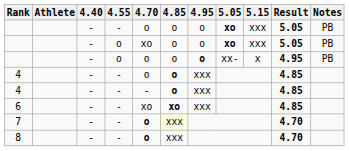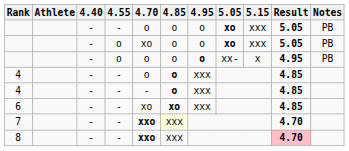(147, 122) o -> (147, 122) xxo
(147, 138) o -> (147, 138) xxo
(291, 138) no background -> (291, 138) pink background
